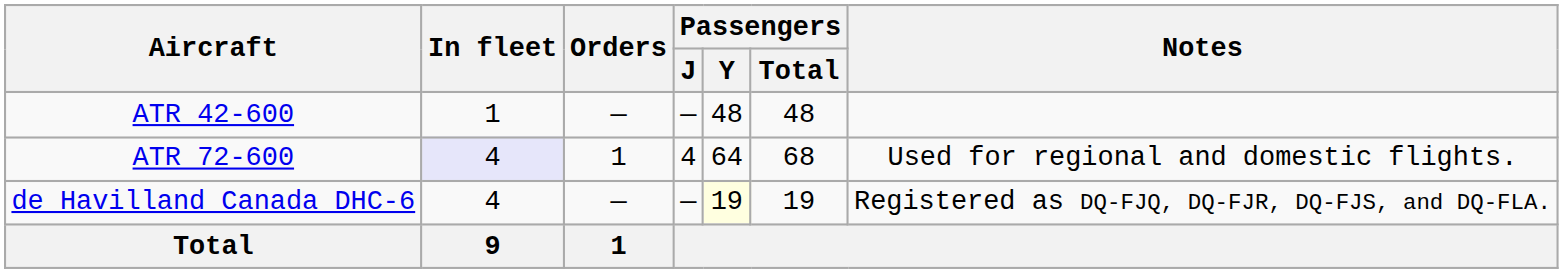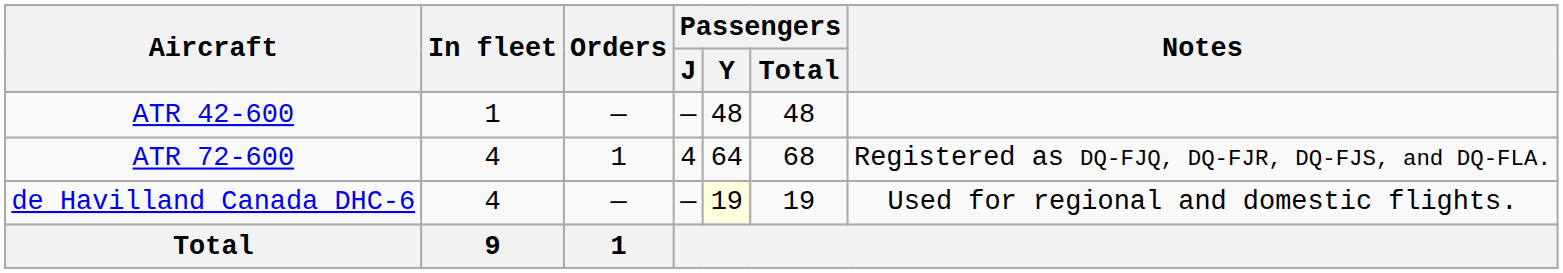(493, 159) lavender background -> (493, 159) no background
(1202, 159) Used for regional and domestic flights. -> (1202, 159) Registered as DQ-FJQ, DQ-FJR, DQ-FJS, and DQ-FLA.
(1202, 202) Registered as DQ-FJQ, DQ-FJR, DQ-FJS, and DQ-FLA. -> (1202, 202) Used for regional and domestic flights.
